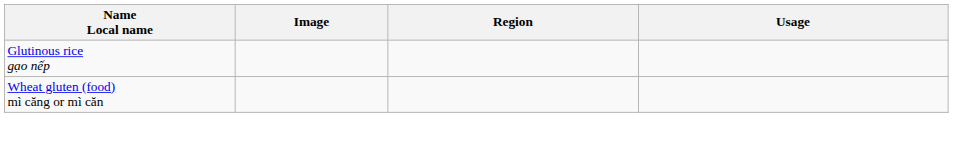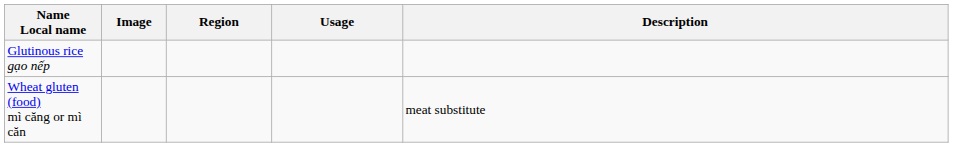+ column: (675, 22)
